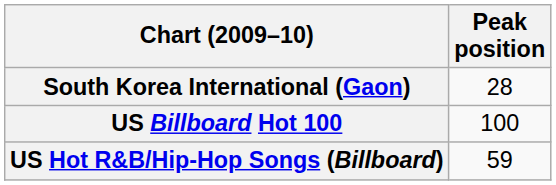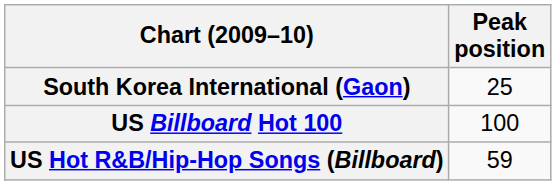(500, 86) 28 -> (500, 86) 25
